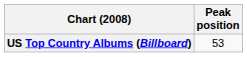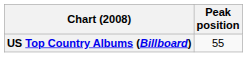(218, 43) 53 -> (218, 43) 55
